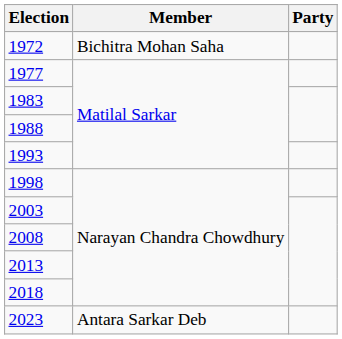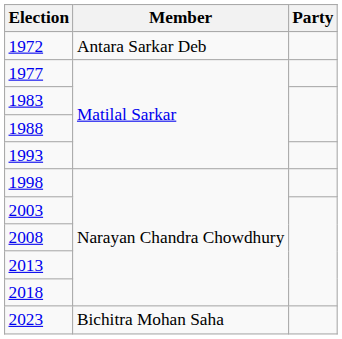(150, 45) Bichitra Mohan Saha -> (142, 45) Antara Sarkar Deb
(142, 319) Antara Sarkar Deb -> (150, 319) Bichitra Mohan Saha
